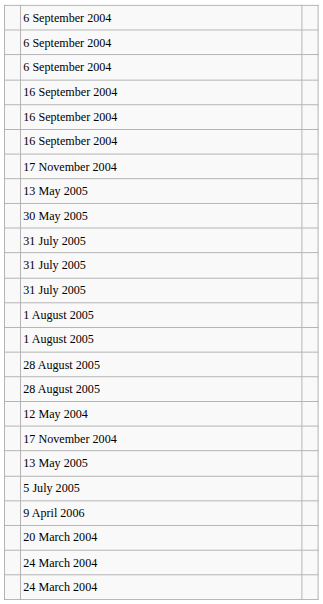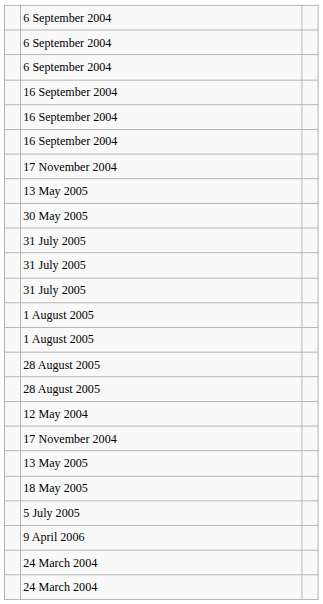+ row: (12, 488)
- row: (12, 538)
